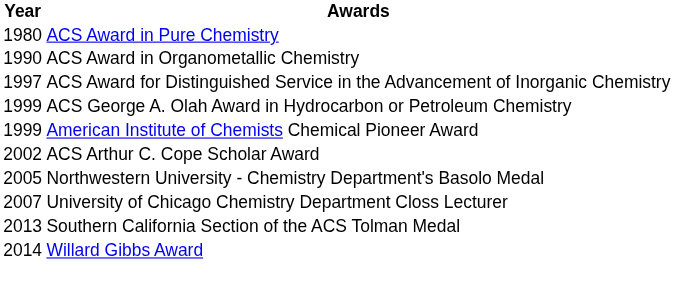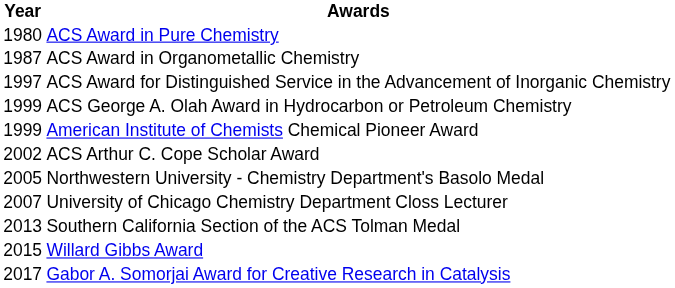(23, 58) 1990 -> (23, 58) 1987
(23, 250) 2014 -> (23, 250) 2015
+ row: (278, 274)
